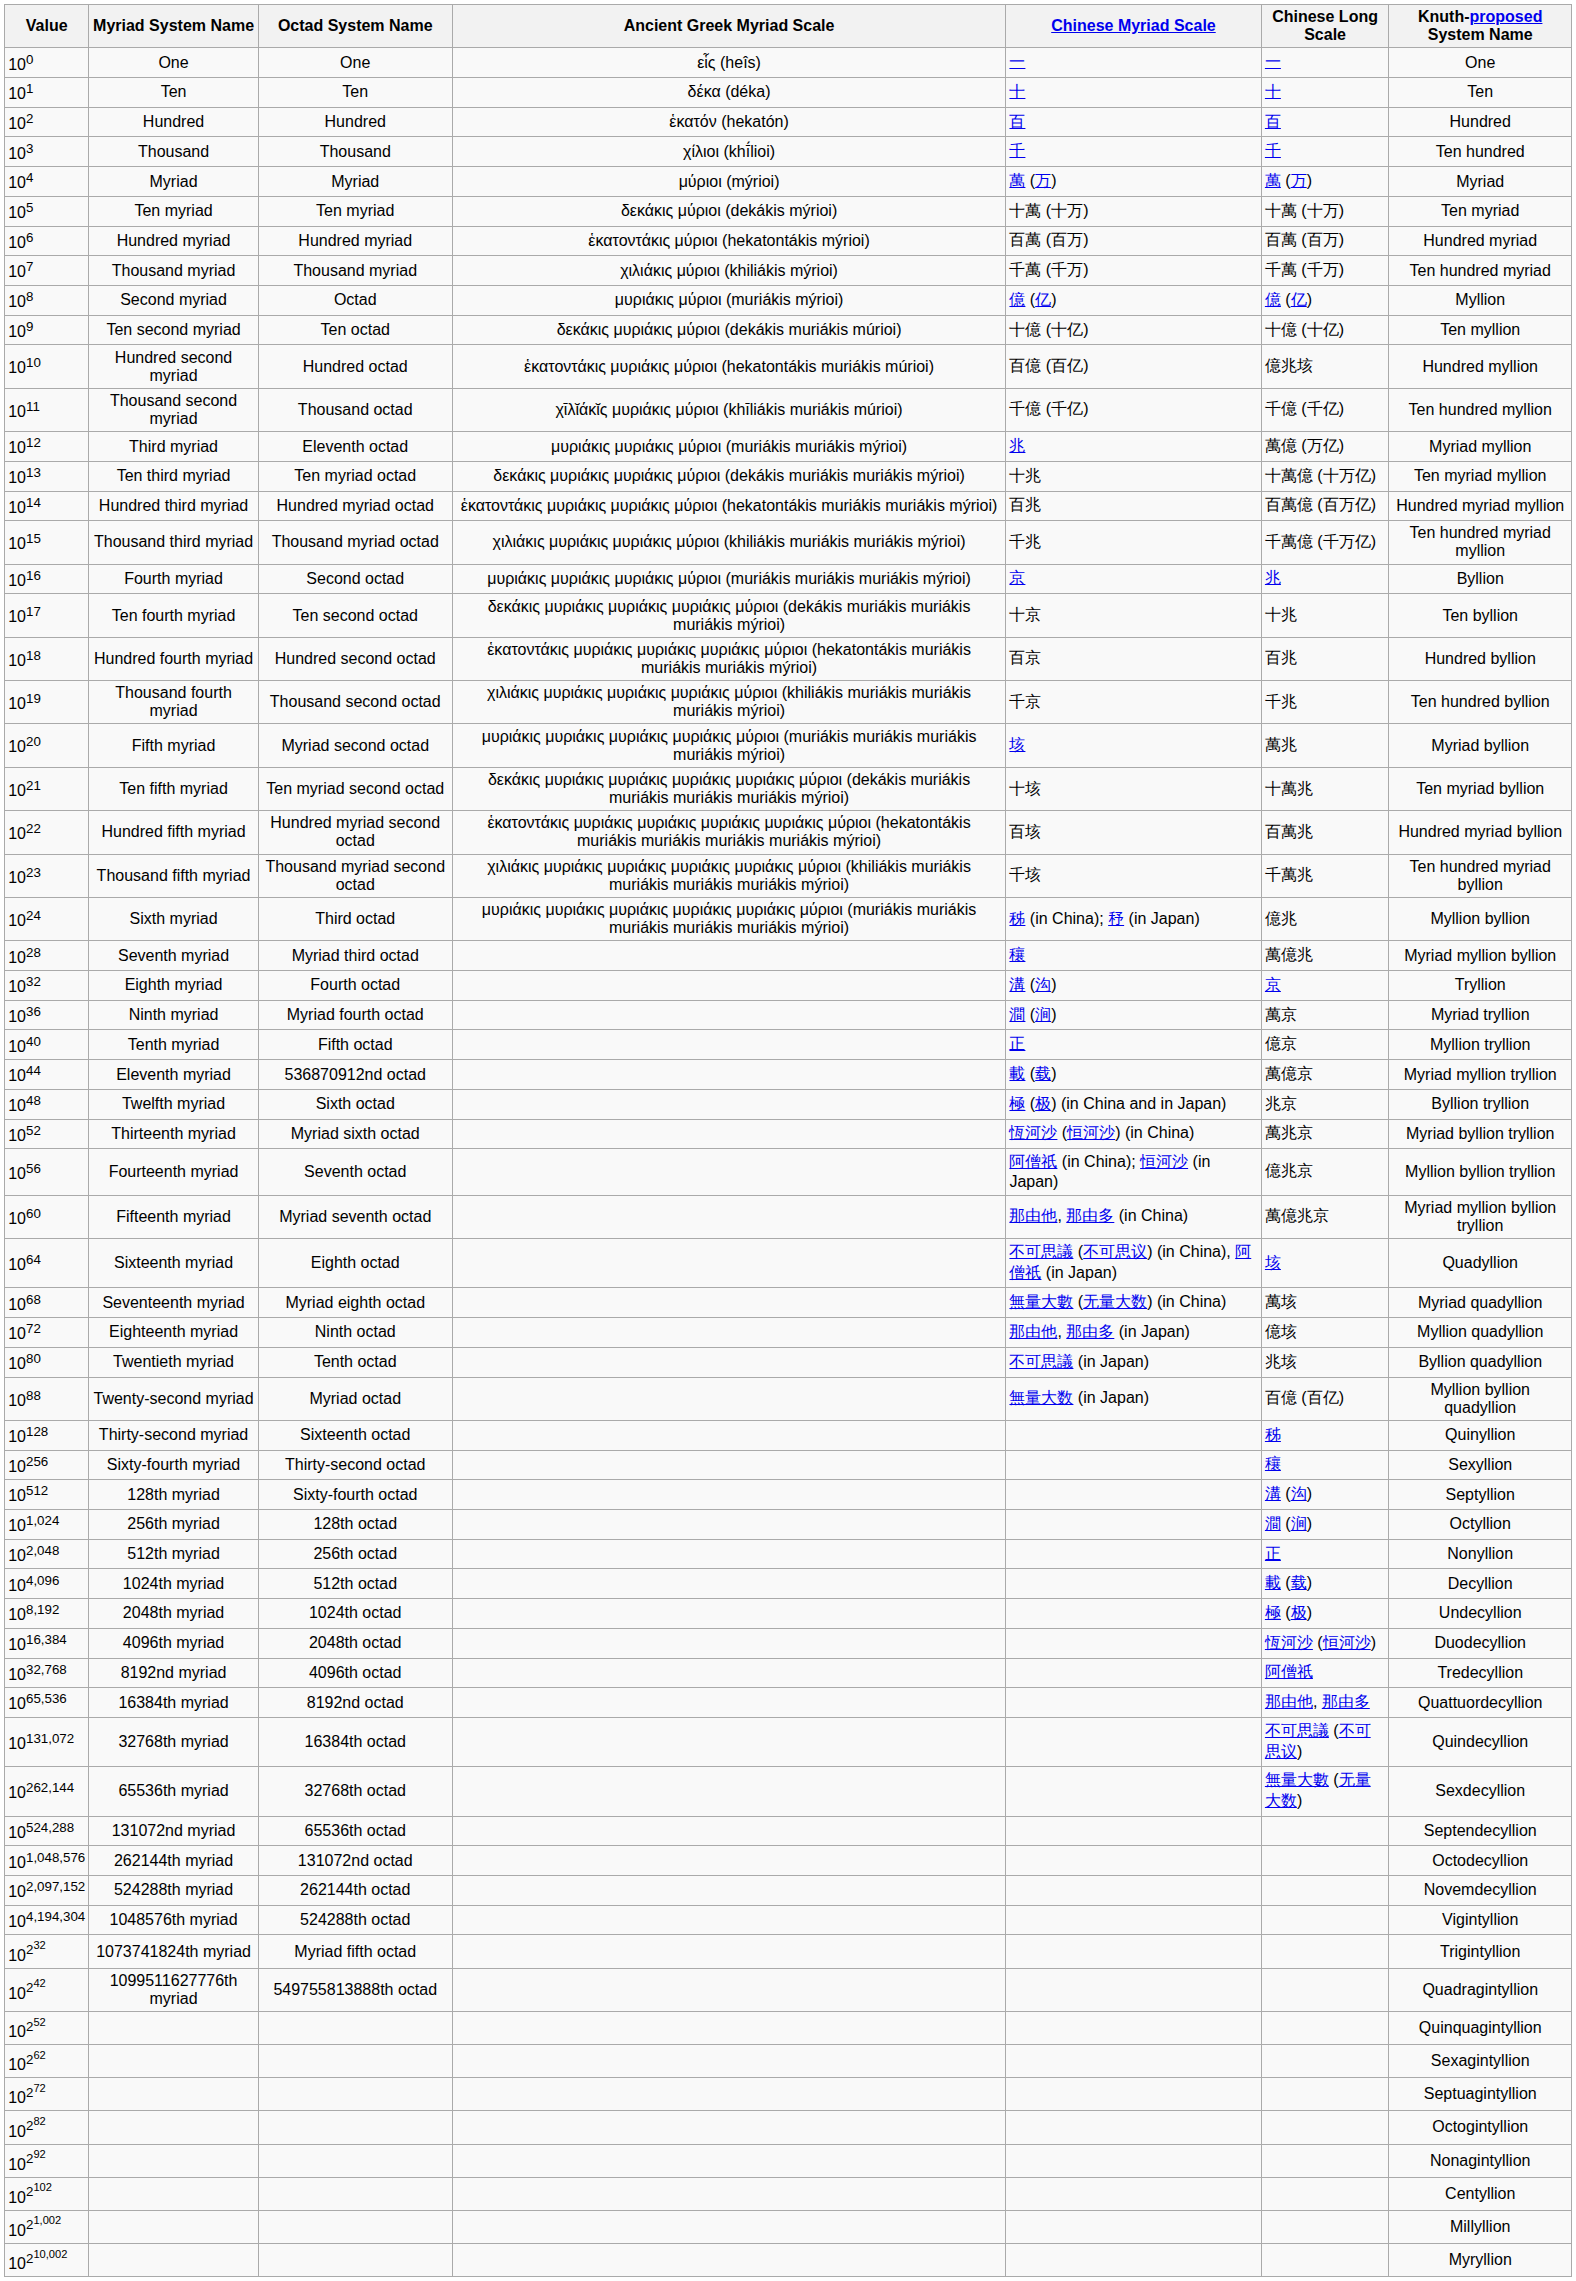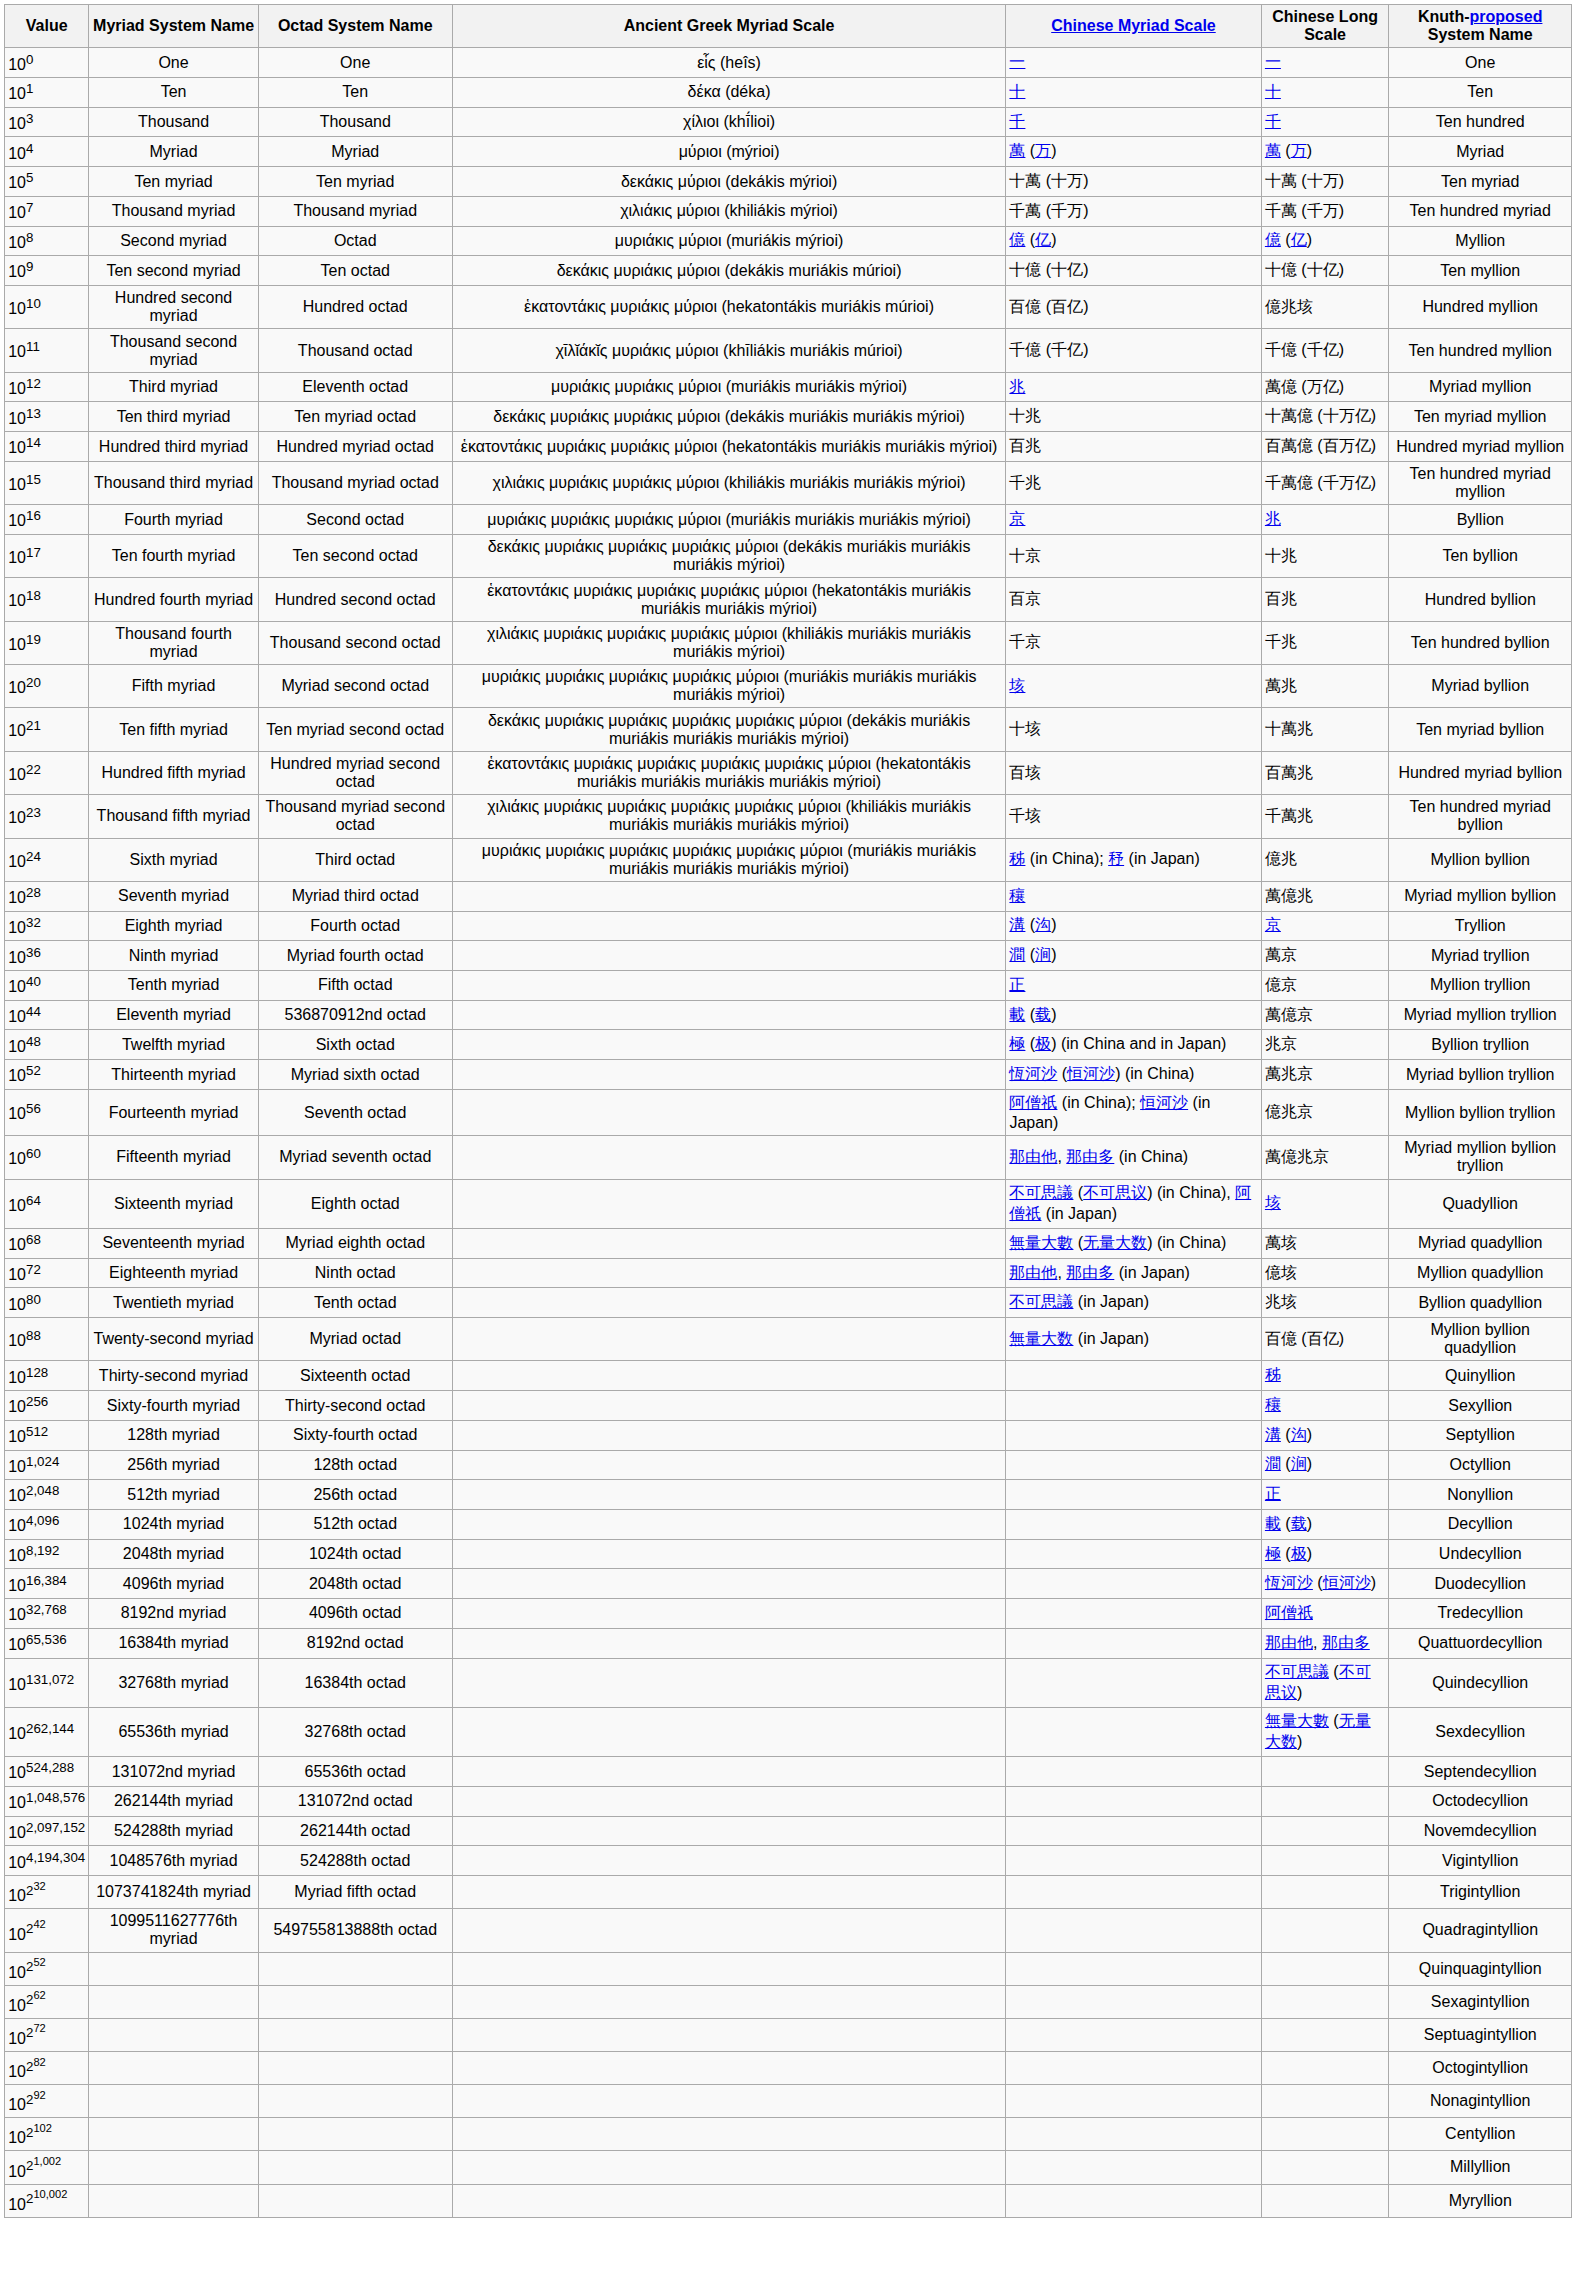- row: (21, 122)
- row: (21, 240)
